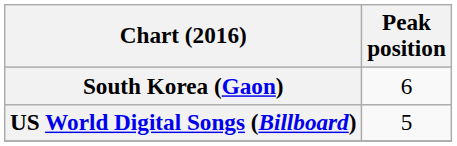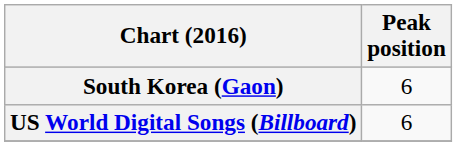(406, 122) 5 -> (406, 122) 6
